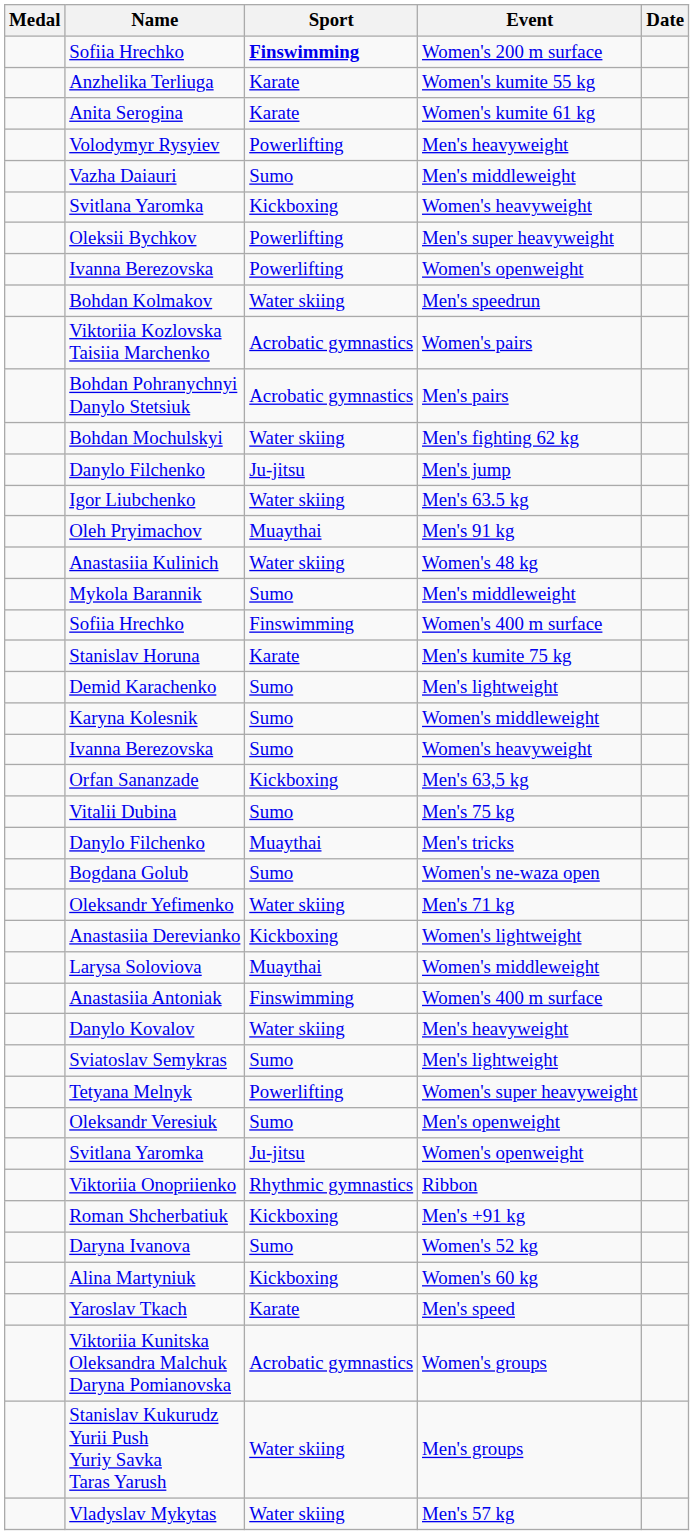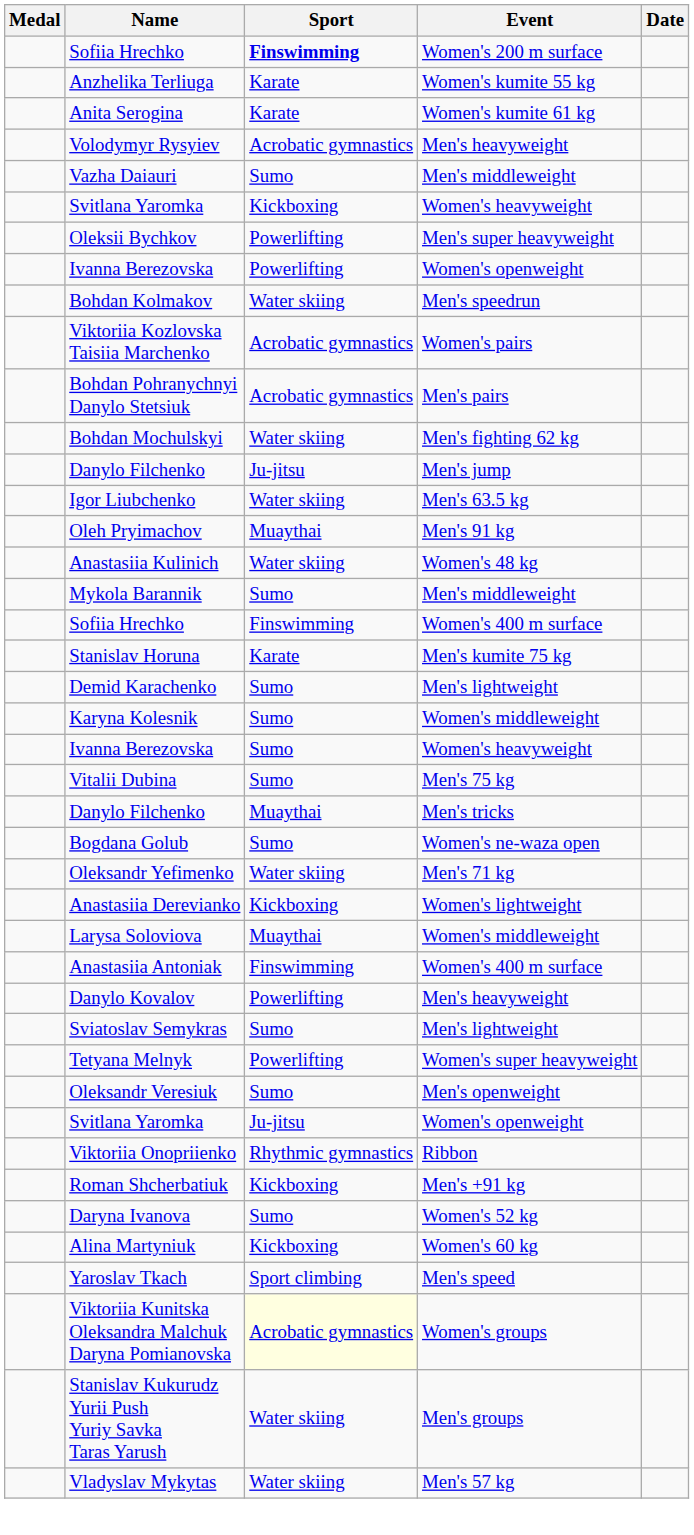(296, 144) Powerlifting -> (331, 144) Acrobatic gymnastics
- row: (134, 780)
(297, 1029) Water skiing -> (296, 998) Powerlifting
(274, 1309) Karate -> (306, 1278) Sport climbing
(331, 1362) no background -> (331, 1331) lightyellow background
